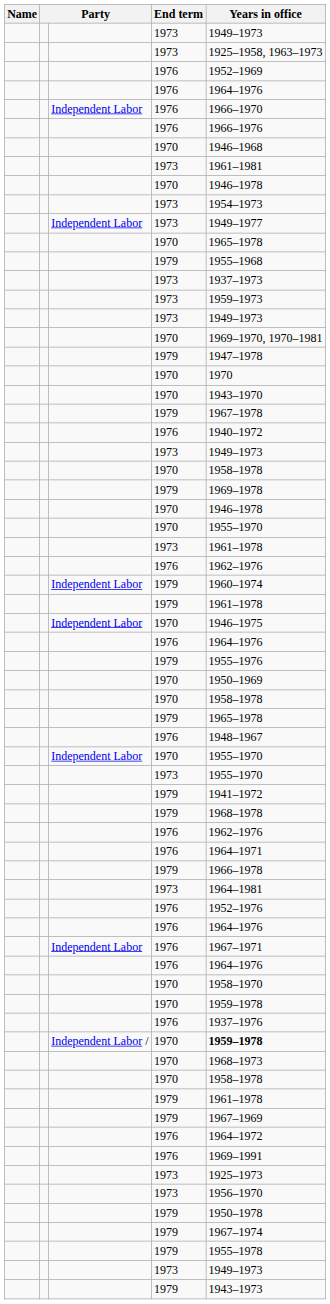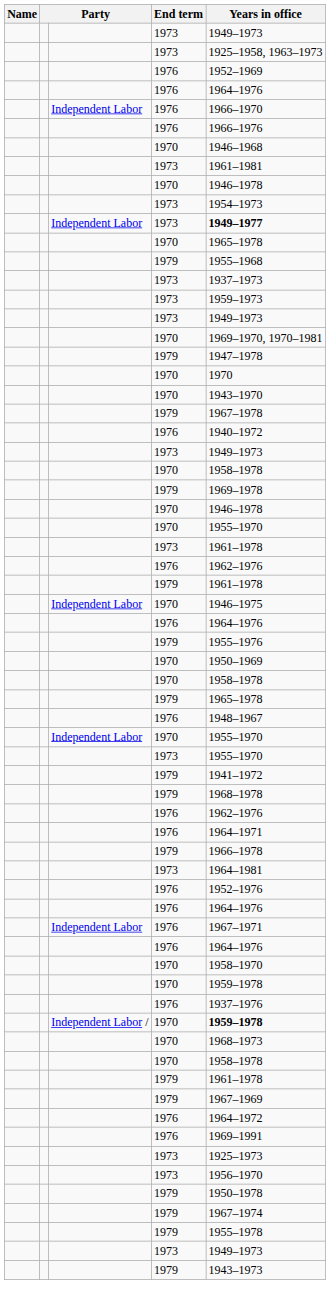(236, 223) normal -> (236, 223) bold
- row: (97, 584)
